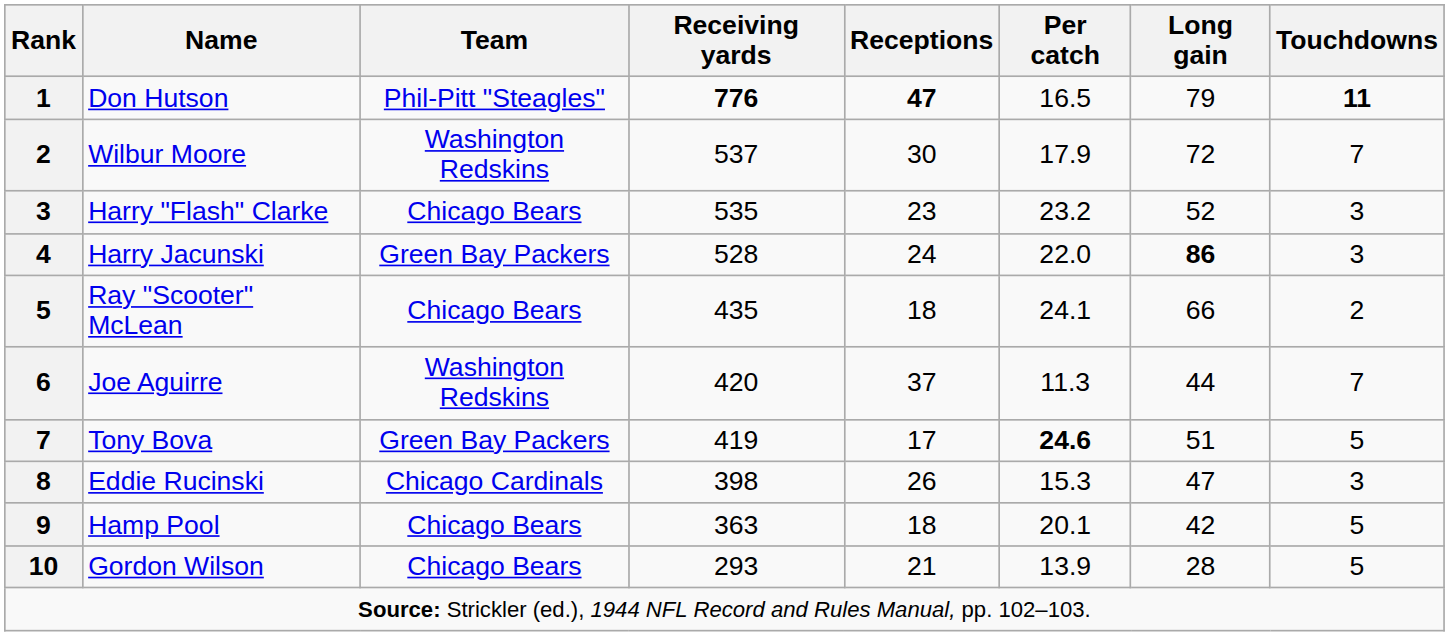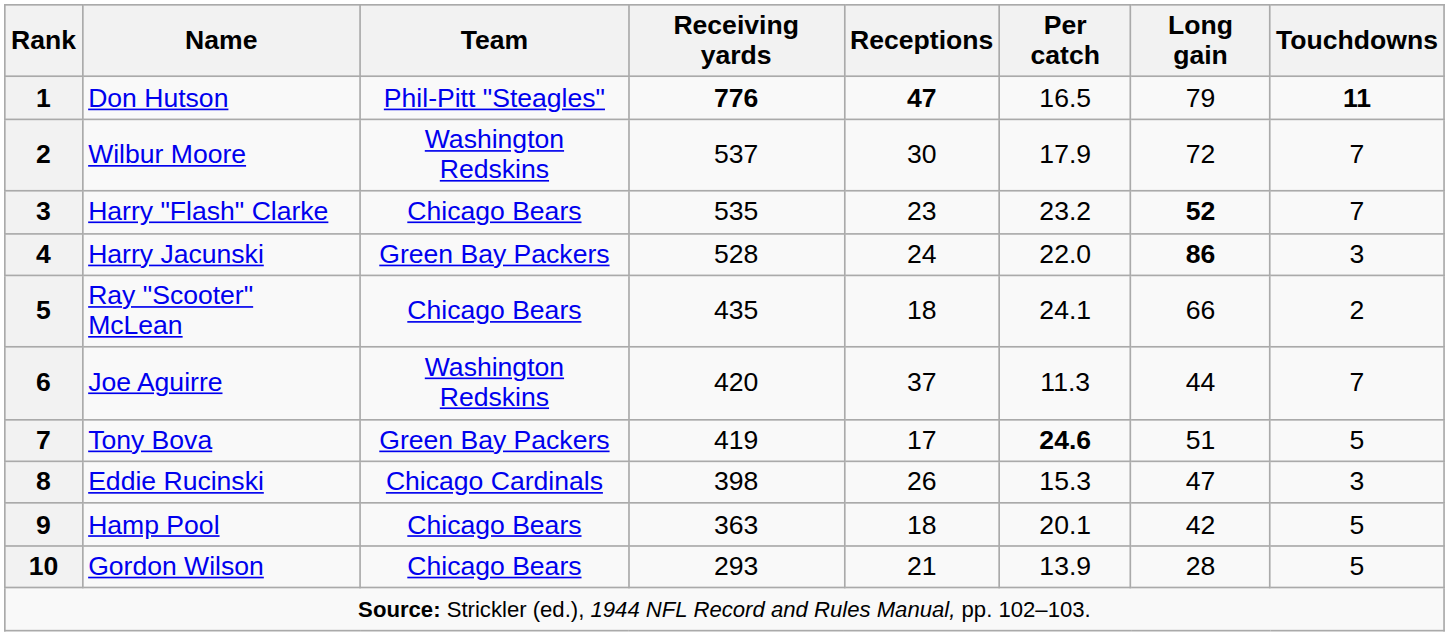(1201, 211) normal -> (1201, 211) bold
(1357, 211) 3 -> (1357, 211) 7
